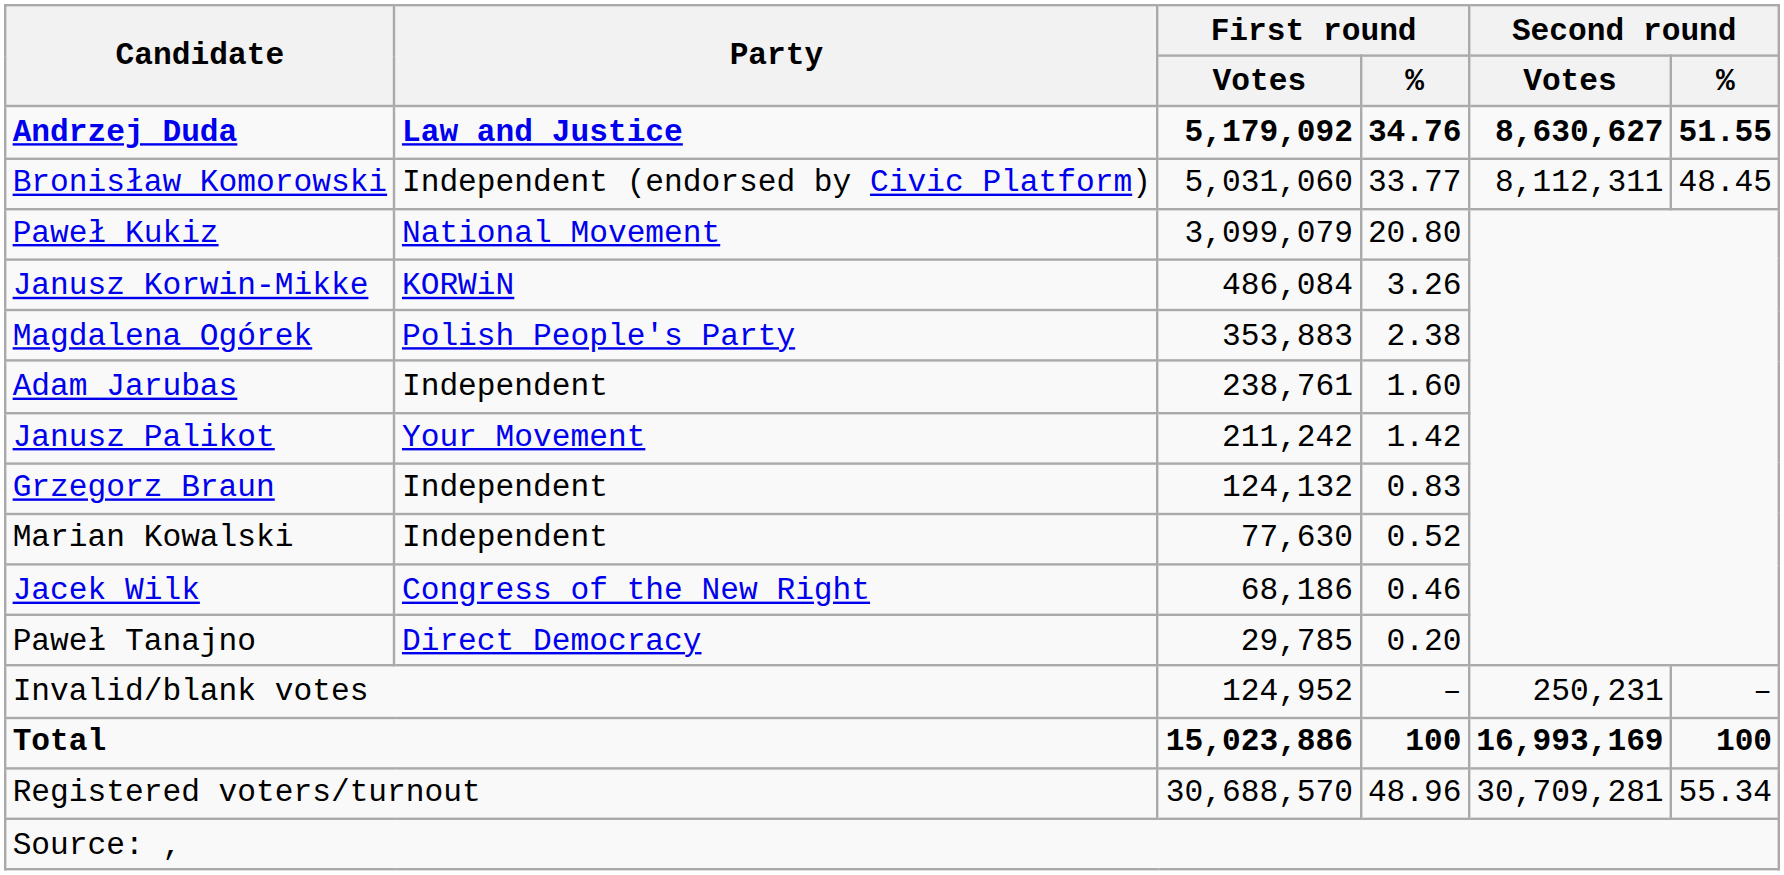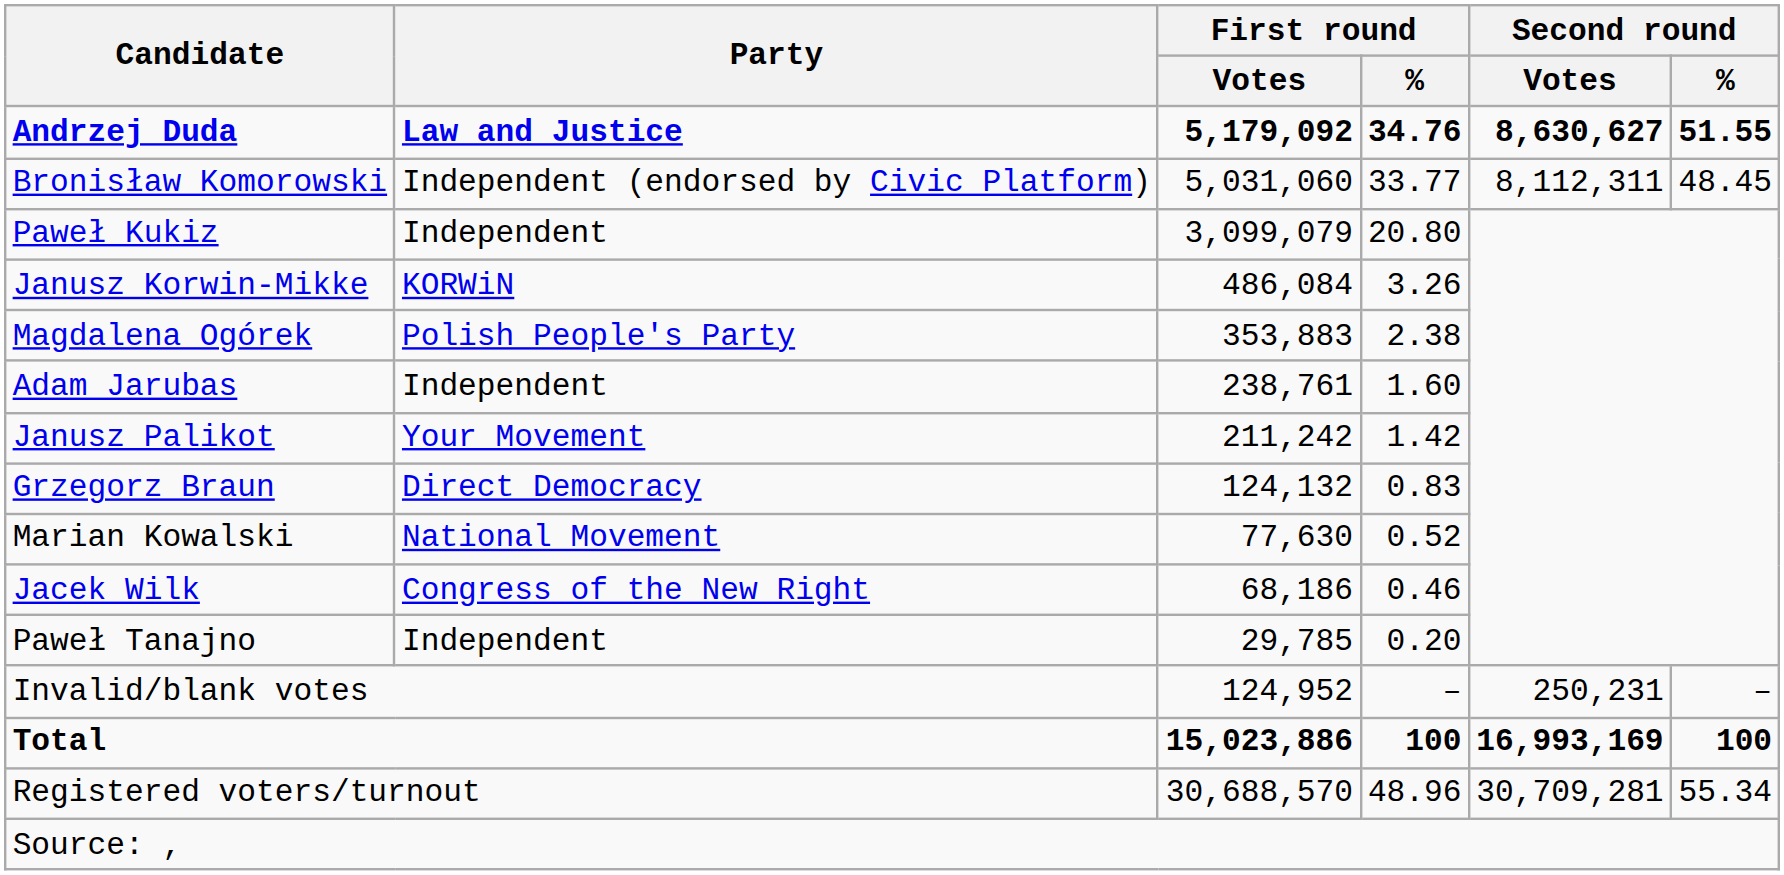(561, 234) National Movement -> (505, 234) Independent
(505, 488) Independent -> (552, 488) Direct Democracy
(505, 539) Independent -> (561, 539) National Movement
(552, 641) Direct Democracy -> (505, 641) Independent
